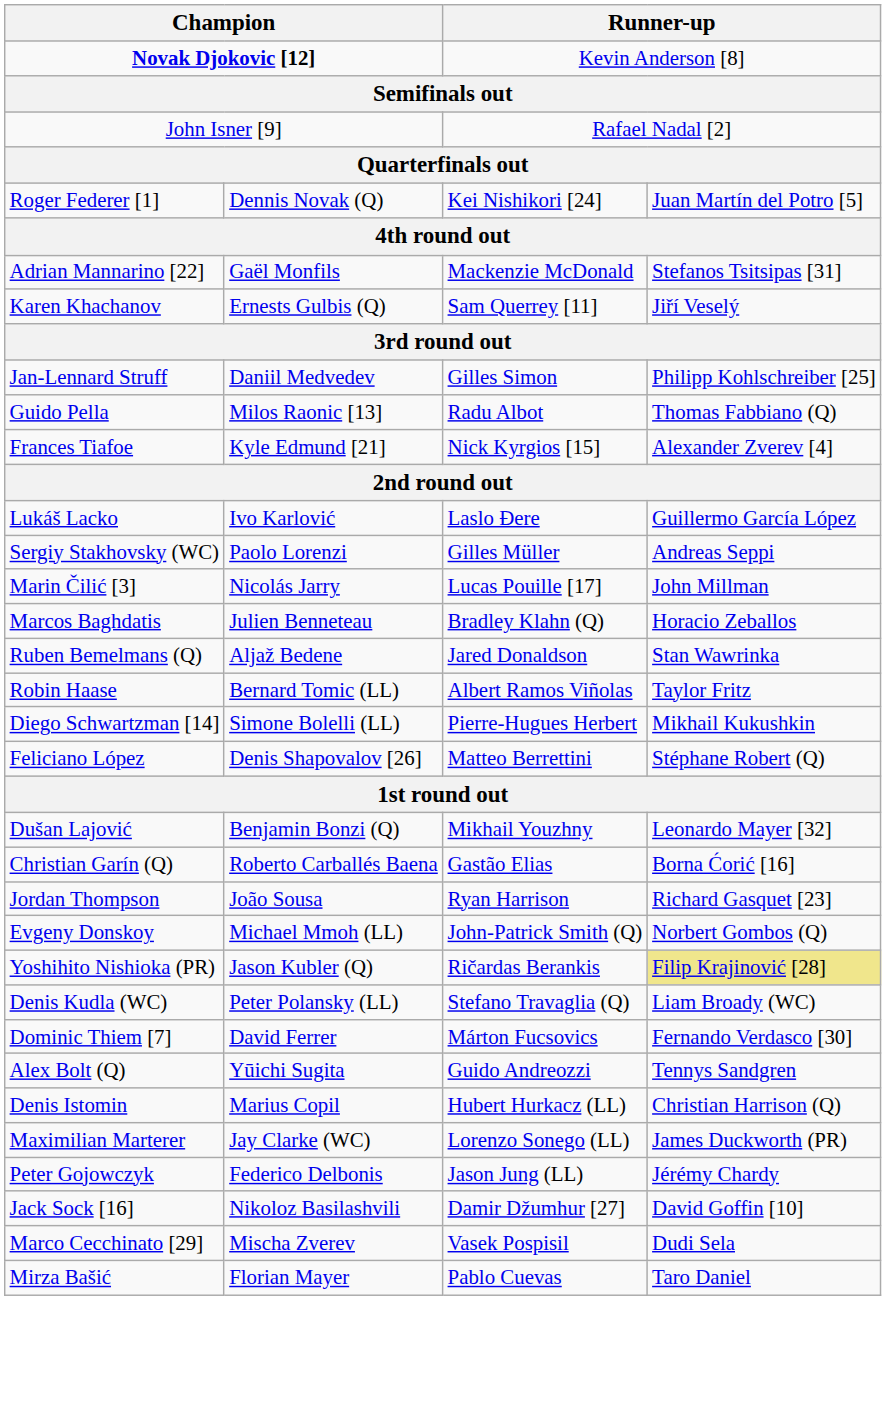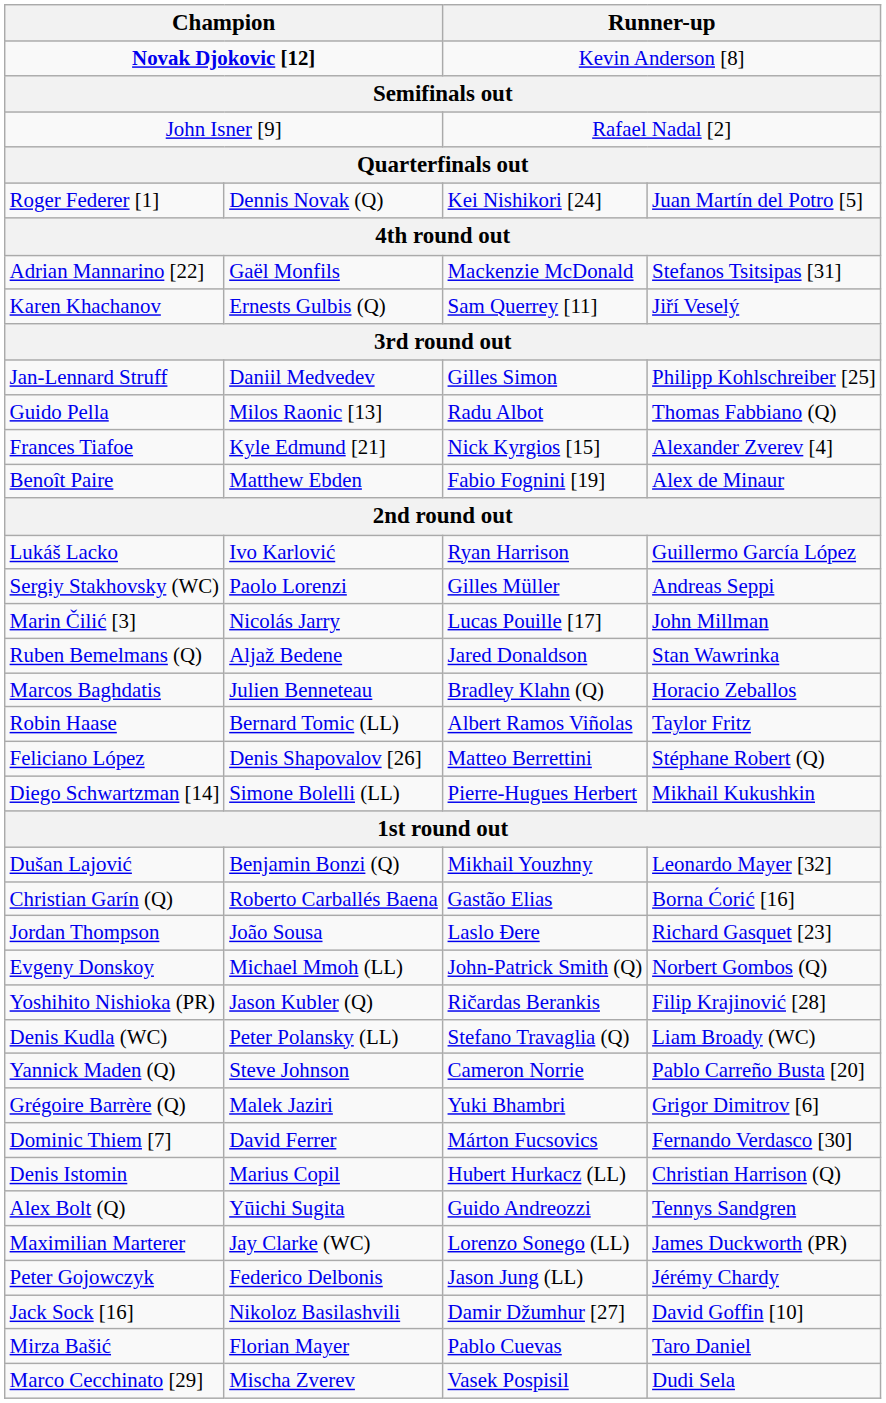+ row: (61, 481)
(494, 517) Laslo Đere -> (508, 552) Ryan Harrison
rows swapped: (106, 655) <-> (85, 621)
rows swapped: (77, 758) <-> (115, 724)
(508, 898) Ryan Harrison -> (494, 933) Laslo Đere
(739, 967) khaki background -> (739, 1002) no background
+ row: (93, 1071)
+ row: (98, 1105)
rows swapped: (68, 1071) <-> (68, 1105)
rows swapped: (60, 1277) <-> (106, 1243)
